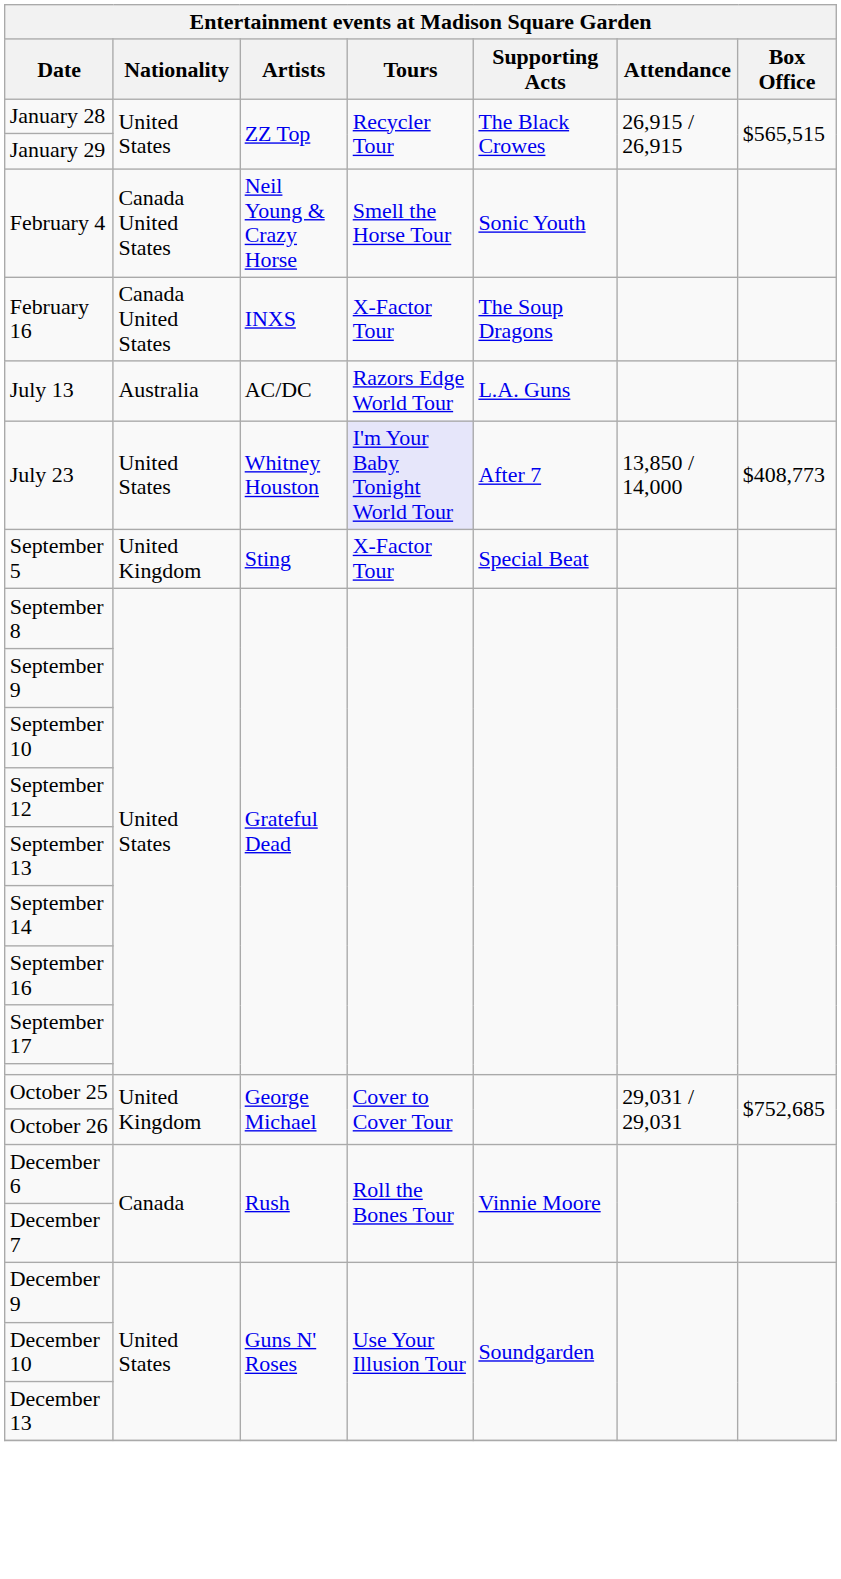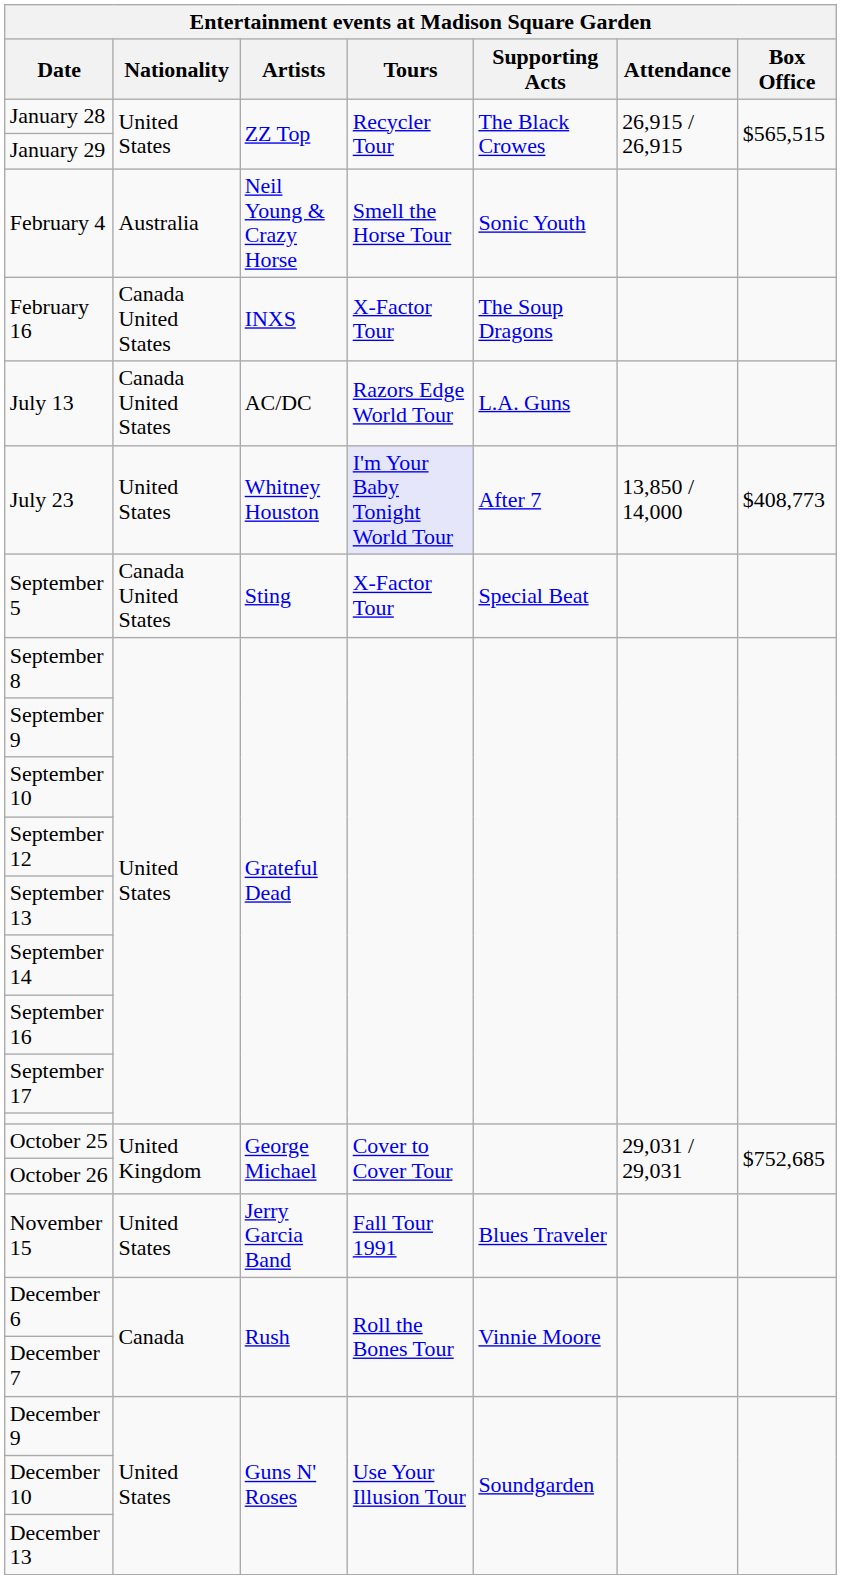(151, 222) Canada United States -> (159, 222) Australia
(159, 390) Australia -> (151, 403) Canada United States
(160, 558) United Kingdom -> (151, 595) Canada United States
+ row: (56, 1235)
